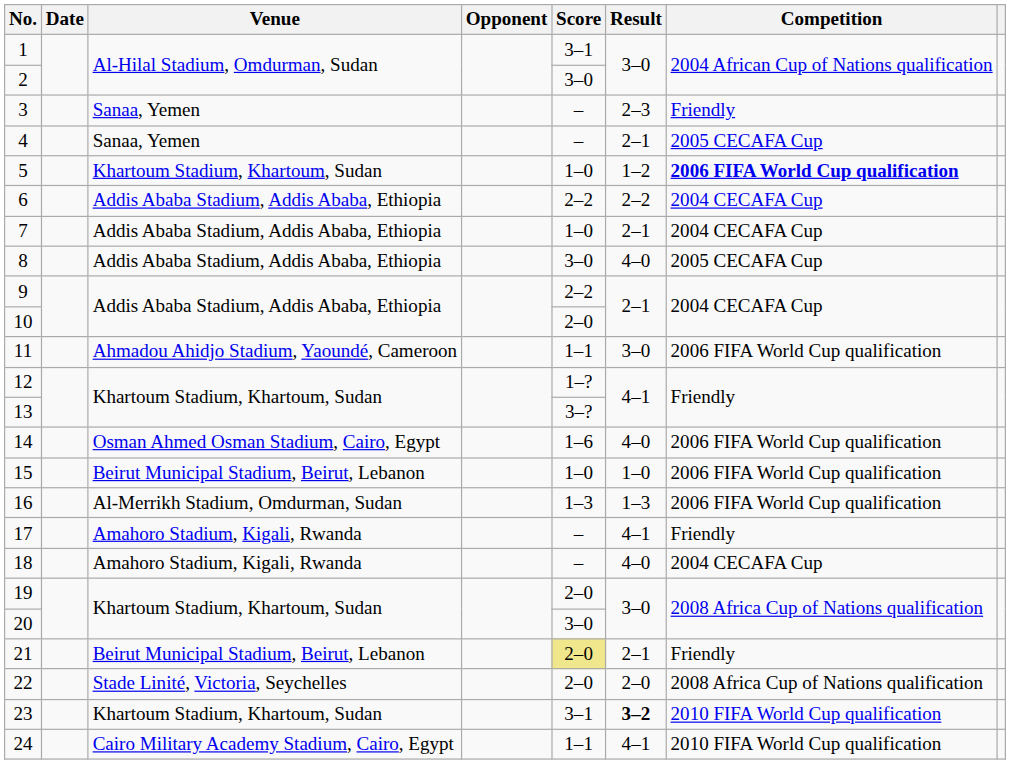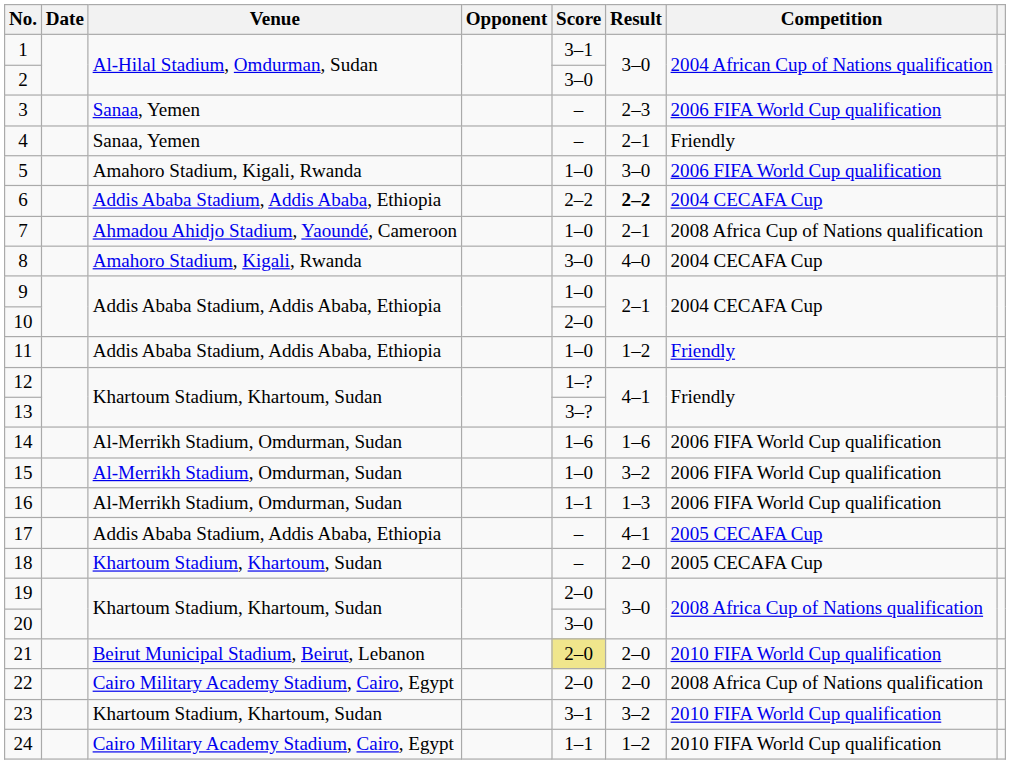(703, 110) Friendly -> (806, 110) 2006 FIFA World Cup qualification
(747, 140) 2005 CECAFA Cup -> (703, 140) Friendly
(237, 170) Khartoum Stadium, Khartoum, Sudan -> (227, 170) Amahoro Stadium, Kigali, Rwanda
(636, 170) 1–2 -> (636, 170) 3–0
(815, 170) bold -> (806, 170) normal
(636, 200) normal -> (636, 200) bold
(267, 230) Addis Ababa Stadium, Addis Ababa, Ethiopia -> (275, 230) Ahmadou Ahidjo Stadium, Yaoundé, Cameroon
(747, 230) 2004 CECAFA Cup -> (827, 230) 2008 Africa Cup of Nations qualification
(267, 261) Addis Ababa Stadium, Addis Ababa, Ethiopia -> (227, 261) Amahoro Stadium, Kigali, Rwanda
(747, 261) 2005 CECAFA Cup -> (747, 261) 2004 CECAFA Cup
(579, 291) 2–2 -> (579, 291) 1–0
(275, 351) Ahmadou Ahidjo Stadium, Yaoundé, Cameroon -> (267, 351) Addis Ababa Stadium, Addis Ababa, Ethiopia
(579, 351) 1–1 -> (579, 351) 1–0
(636, 351) 3–0 -> (636, 351) 1–2
(806, 351) 2006 FIFA World Cup qualification -> (703, 351) Friendly
(266, 442) Osman Ahmed Osman Stadium, Cairo, Egypt -> (247, 442) Al-Merrikh Stadium, Omdurman, Sudan
(636, 442) 4–0 -> (636, 442) 1–6
(259, 472) Beirut Municipal Stadium, Beirut, Lebanon -> (247, 472) Al-Merrikh Stadium, Omdurman, Sudan
(636, 472) 1–0 -> (636, 472) 3–2
(579, 502) 1–3 -> (579, 502) 1–1
(227, 532) Amahoro Stadium, Kigali, Rwanda -> (267, 532) Addis Ababa Stadium, Addis Ababa, Ethiopia
(703, 532) Friendly -> (747, 532) 2005 CECAFA Cup
(227, 563) Amahoro Stadium, Kigali, Rwanda -> (237, 563) Khartoum Stadium, Khartoum, Sudan
(636, 563) 4–0 -> (636, 563) 2–0
(747, 563) 2004 CECAFA Cup -> (747, 563) 2005 CECAFA Cup
(636, 653) 2–1 -> (636, 653) 2–0
(703, 653) Friendly -> (806, 653) 2010 FIFA World Cup qualification
(220, 683) Stade Linité, Victoria, Seychelles -> (273, 683) Cairo Military Academy Stadium, Cairo, Egypt
(636, 714) bold -> (636, 714) normal
(636, 744) 4–1 -> (636, 744) 1–2
